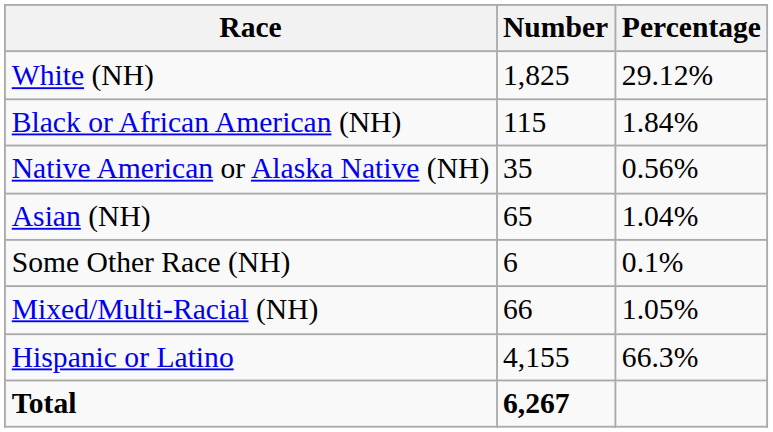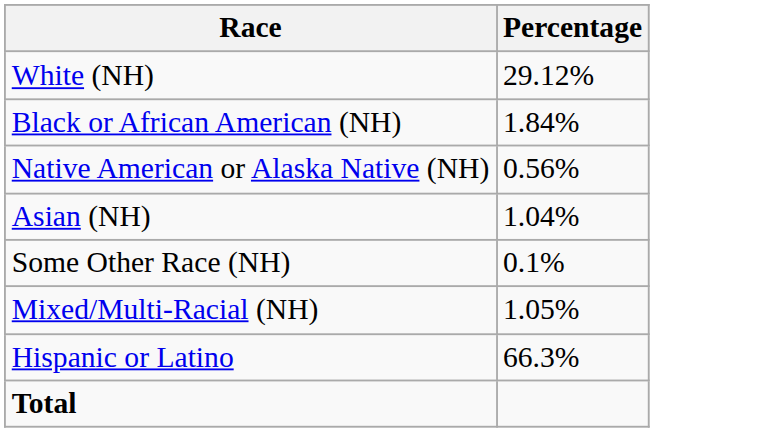- column: (556, 27)
